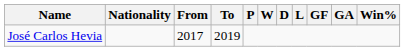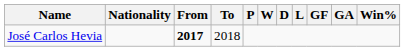(190, 35) normal -> (190, 35) bold
(227, 35) 2019 -> (227, 35) 2018
